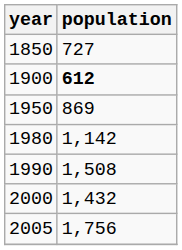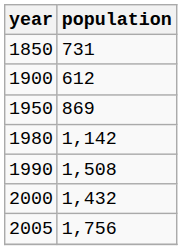(78, 50) 727 -> (78, 50) 731
(78, 79) bold -> (78, 79) normal
